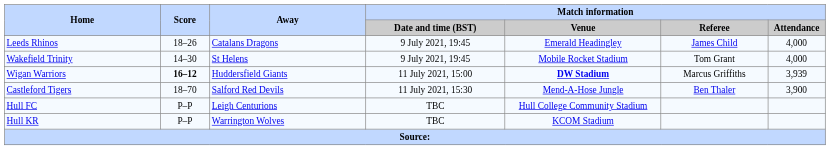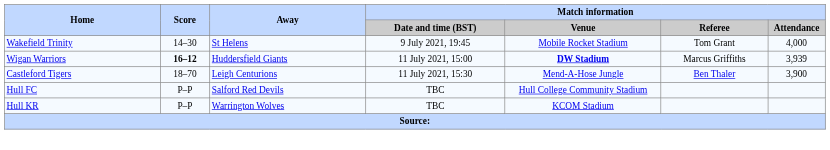- row: (32, 43)
(248, 90) Salford Red Devils -> (244, 74) Leigh Centurions
(244, 105) Leigh Centurions -> (248, 90) Salford Red Devils
